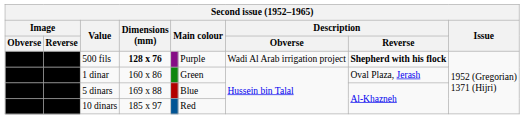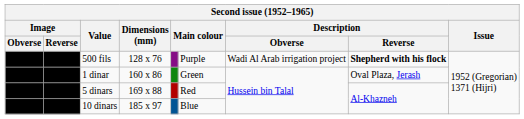(145, 59) bold -> (145, 59) normal
(189, 90) Blue -> (188, 90) Red
(188, 106) Red -> (189, 106) Blue
